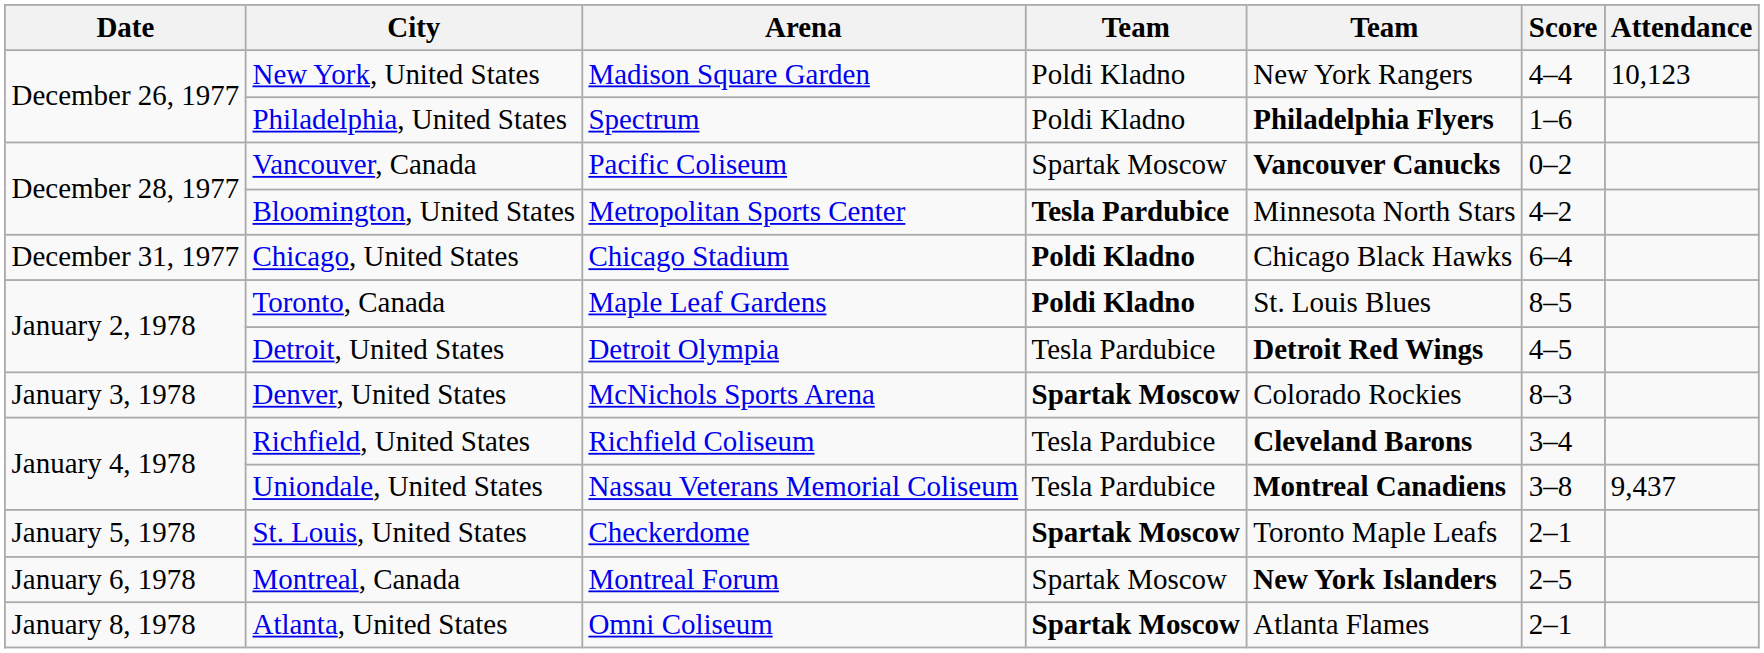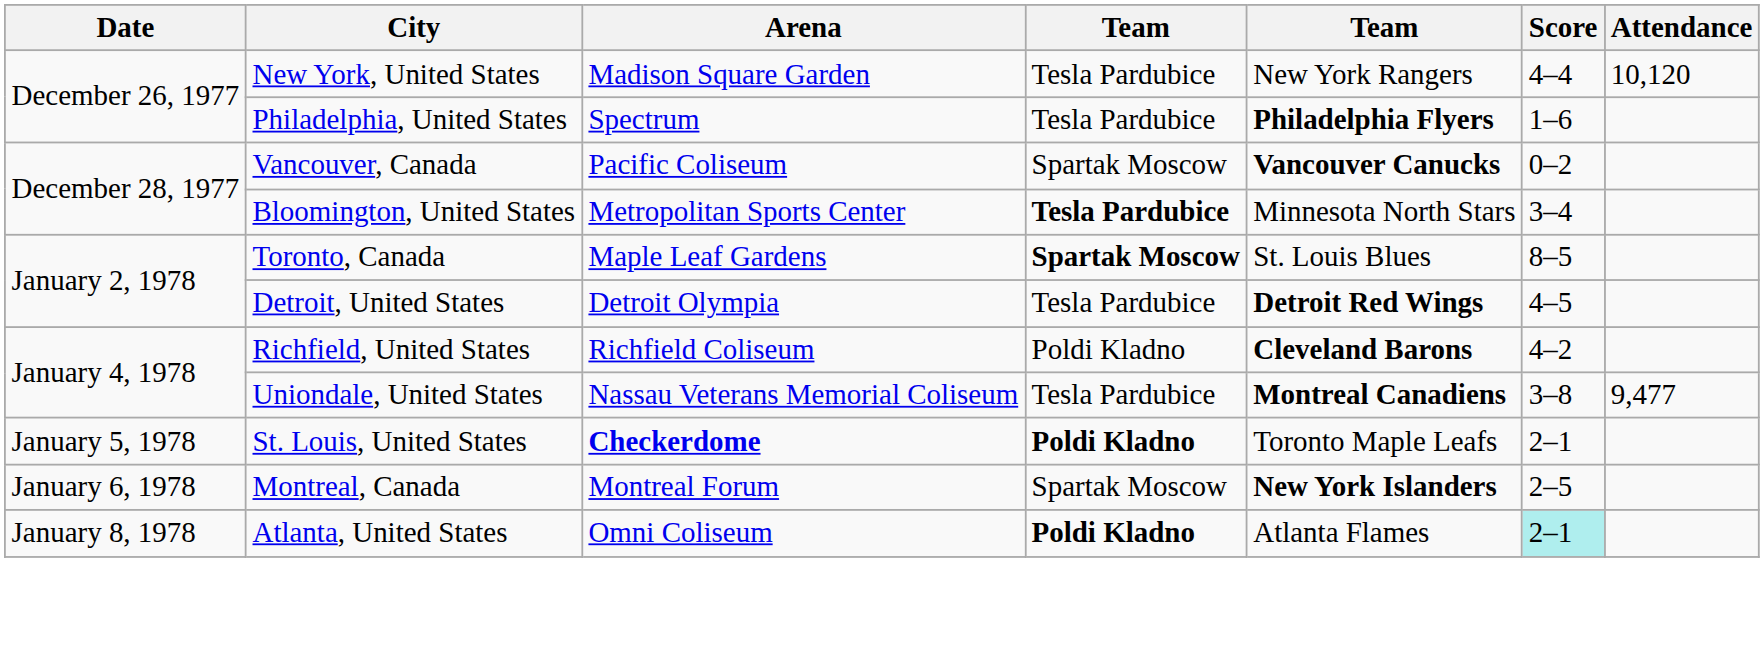(1108, 73) Poldi Kladno -> (1123, 73) Tesla Pardubice
(1651, 73) 10,123 -> (1651, 73) 10,120
(1108, 119) Poldi Kladno -> (1123, 119) Tesla Pardubice
(1551, 211) 4–2 -> (1551, 211) 3–4
- row: (386, 257)
(1113, 303) Poldi Kladno -> (1136, 257) Spartak Moscow
- row: (379, 394)
(1123, 440) Tesla Pardubice -> (1108, 348) Poldi Kladno
(1551, 440) 3–4 -> (1551, 348) 4–2
(1643, 486) 9,437 -> (1643, 394) 9,477
(669, 532) normal -> (674, 440) bold
(1136, 532) Spartak Moscow -> (1113, 440) Poldi Kladno
(1136, 624) Spartak Moscow -> (1113, 532) Poldi Kladno
(1551, 624) no background -> (1551, 532) paleturquoise background
